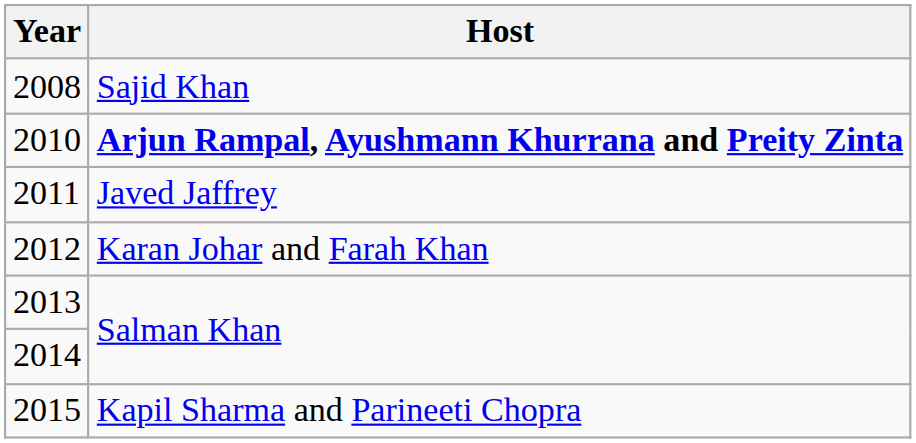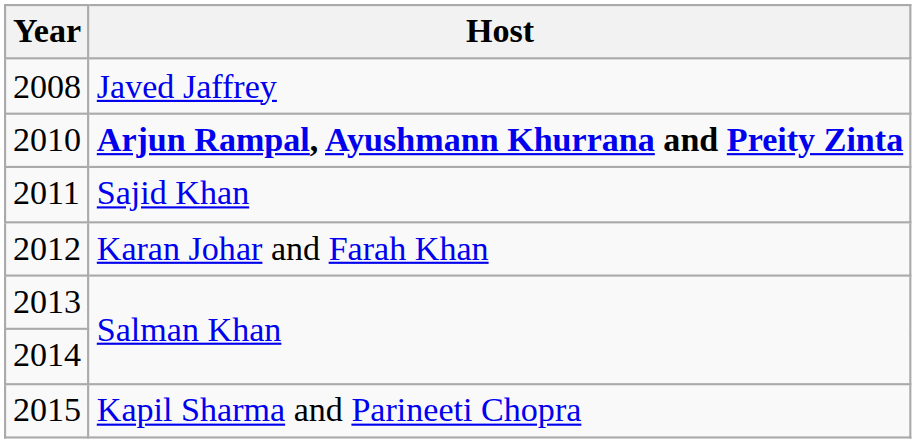(173, 85) Sajid Khan -> (187, 85) Javed Jaffrey
(187, 193) Javed Jaffrey -> (173, 193) Sajid Khan
